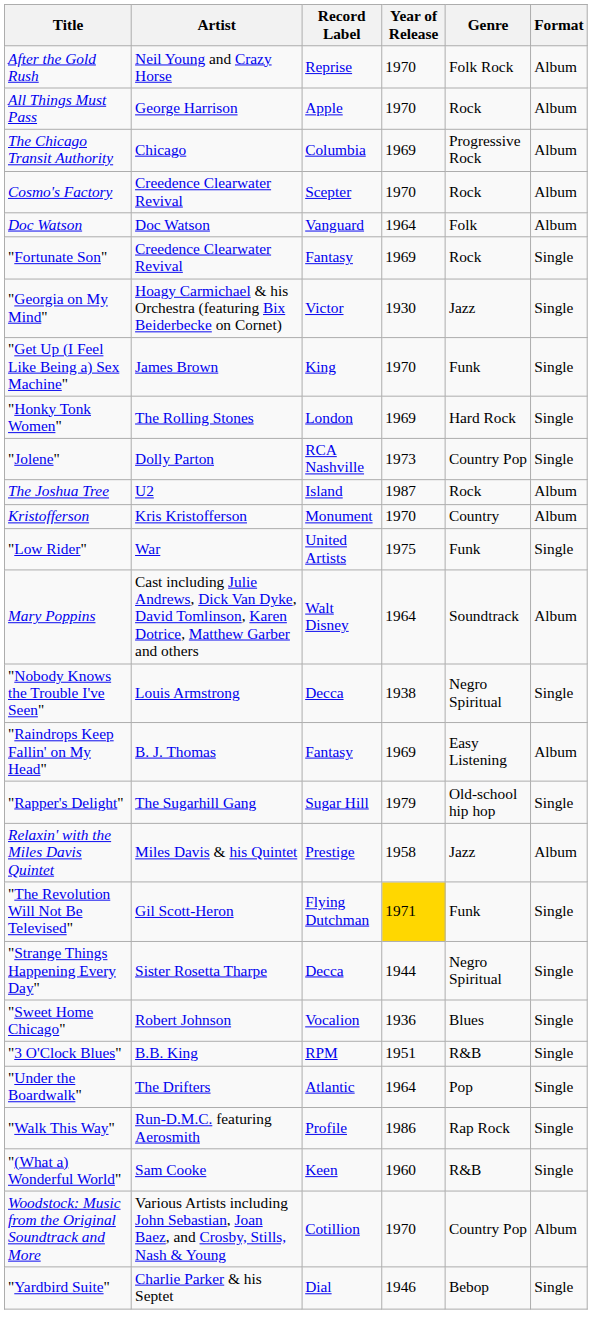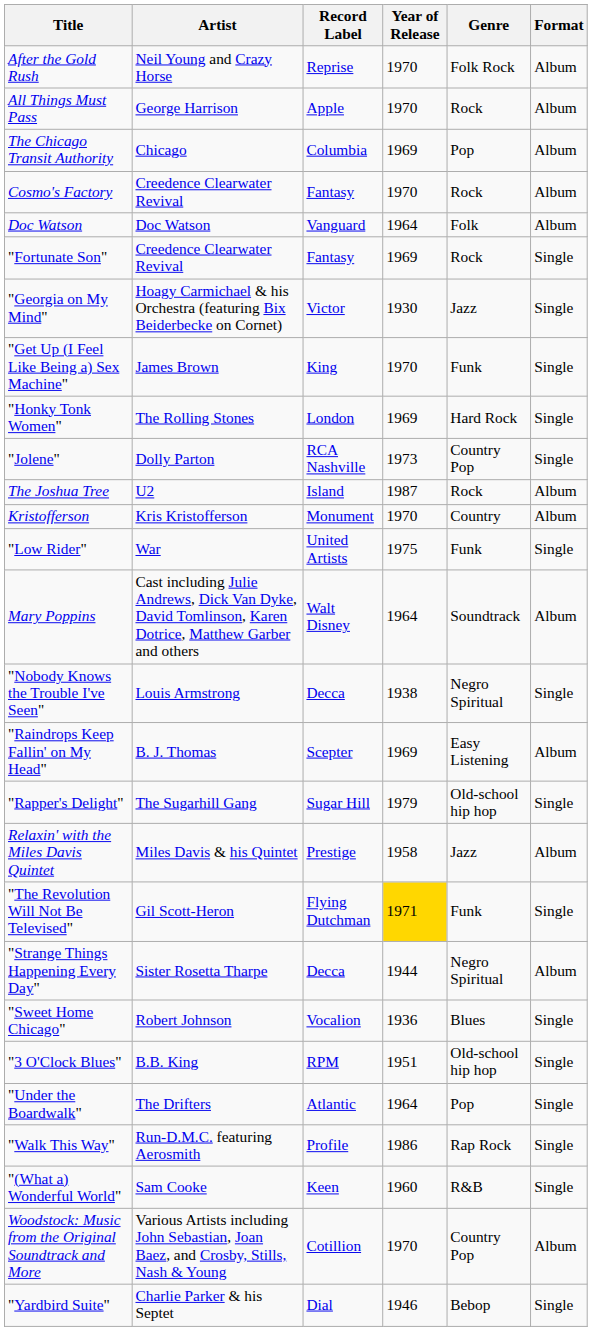(485, 150) Progressive Rock -> (462, 150) Pop
(328, 191) Scepter -> (330, 191) Fantasy
(329, 752) Fantasy -> (329, 752) Scepter
(554, 970) Single -> (555, 970) Album
(465, 1053) R&B -> (484, 1062) Old-school hip hop
